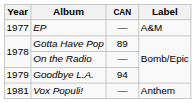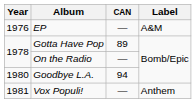(18, 28) 1977 -> (18, 28) 1976
(18, 75) 1979 -> (18, 75) 1980
